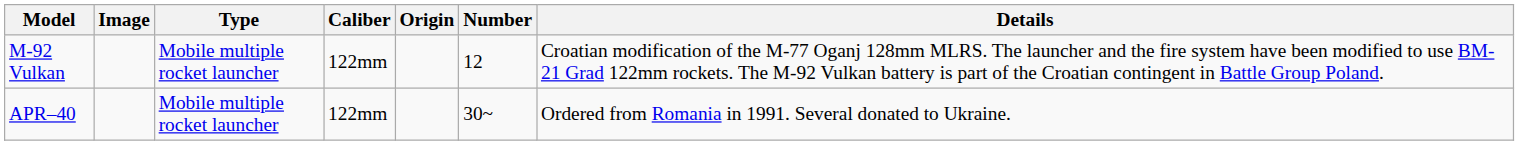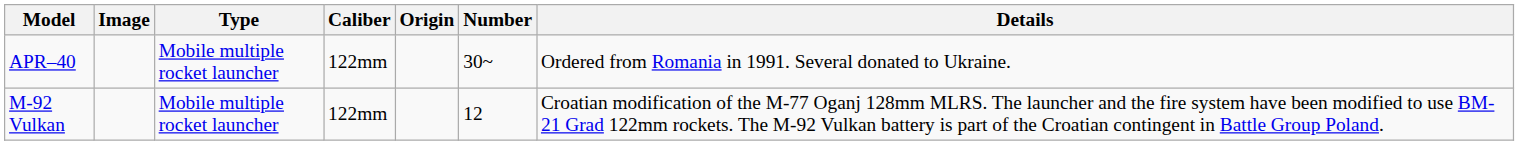rows swapped: (37, 61) <-> (42, 113)
